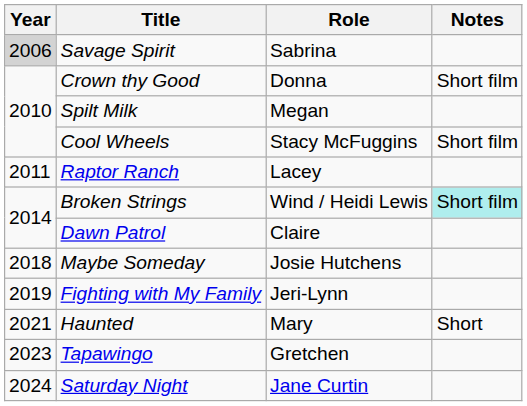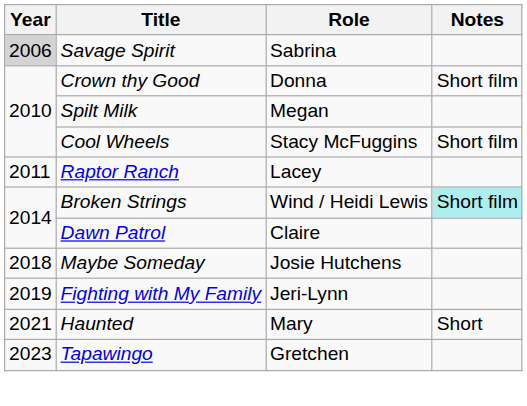- row: (124, 385)
